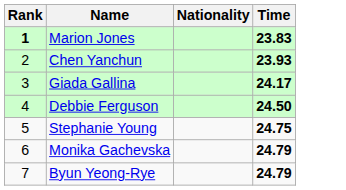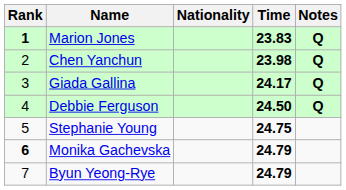+ column: (318, 15)
(274, 60) 23.93 -> (274, 60) 23.98
(25, 151) normal -> (25, 151) bold
